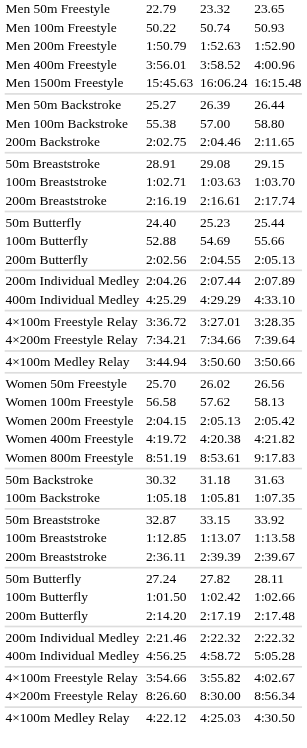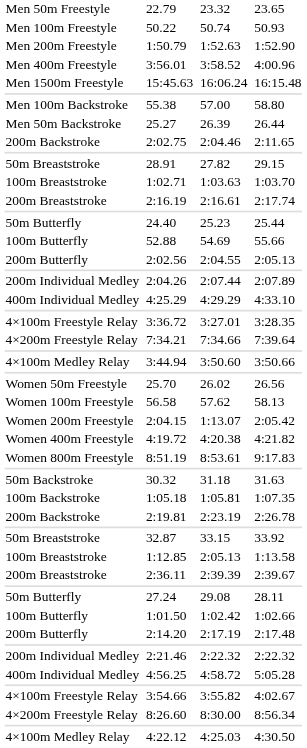rows swapped: (63, 104) <-> (67, 123)
(215, 163) 29.08 -> (215, 163) 27.82
(220, 420) 2:05.13 -> (220, 420) 1:13.07
+ row: (53, 516)
(220, 538) 1:13.07 -> (220, 556) 2:05.13
(215, 578) 27.82 -> (215, 597) 29.08
